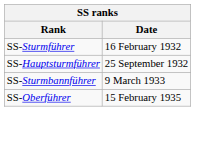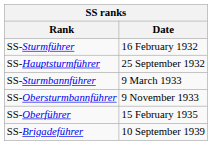+ row: (62, 98)
+ row: (45, 132)
